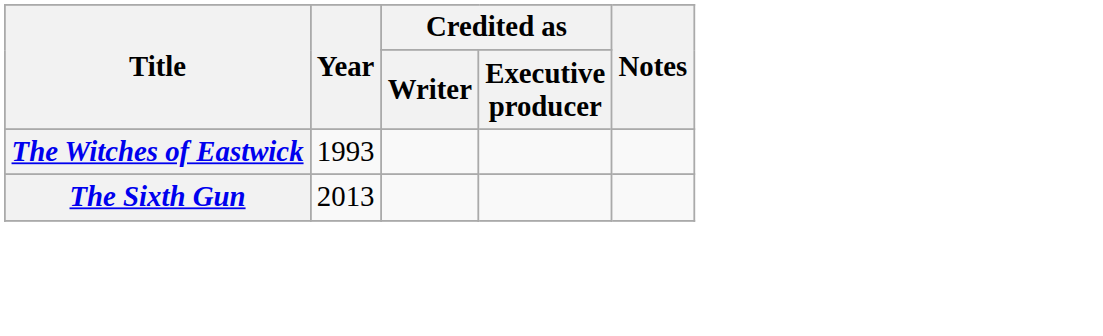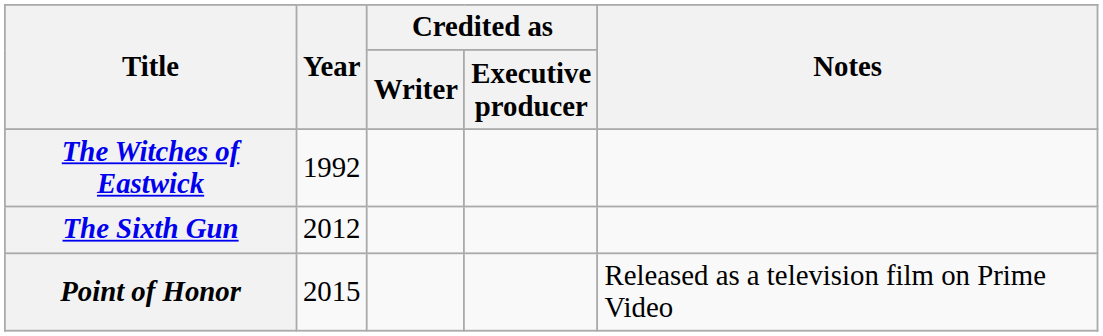(346, 151) 1993 -> (332, 167) 1992
(346, 196) 2013 -> (332, 229) 2012
+ row: (151, 291)
